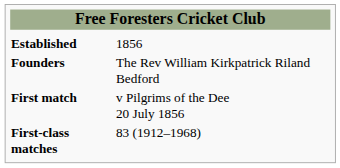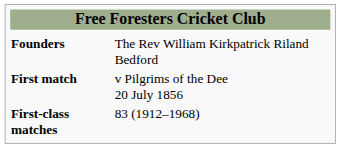- row: (44, 43)
